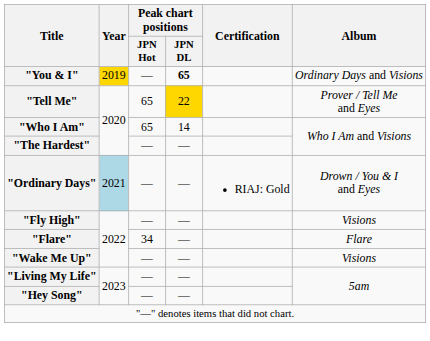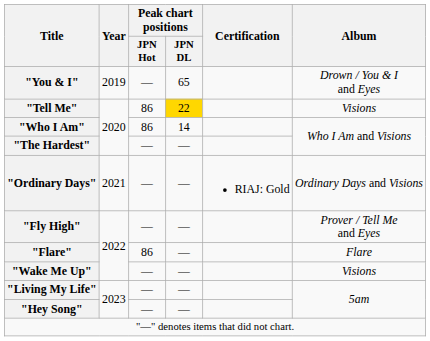(114, 76) gold background -> (114, 82) no background
(184, 76) bold -> (184, 82) normal
(359, 76) Ordinary Days and Visions -> (359, 82) Drown / You & I and Eyes
(147, 101) 65 -> (147, 108) 86
(359, 101) Prover / Tell Me and Eyes -> (359, 108) Visions
(147, 127) 65 -> (147, 127) 86
(114, 183) lightblue background -> (114, 183) no background
(359, 183) Drown / You & I and Eyes -> (359, 183) Ordinary Days and Visions
(359, 220) Visions -> (359, 227) Prover / Tell Me and Eyes
(147, 239) 34 -> (147, 252) 86
